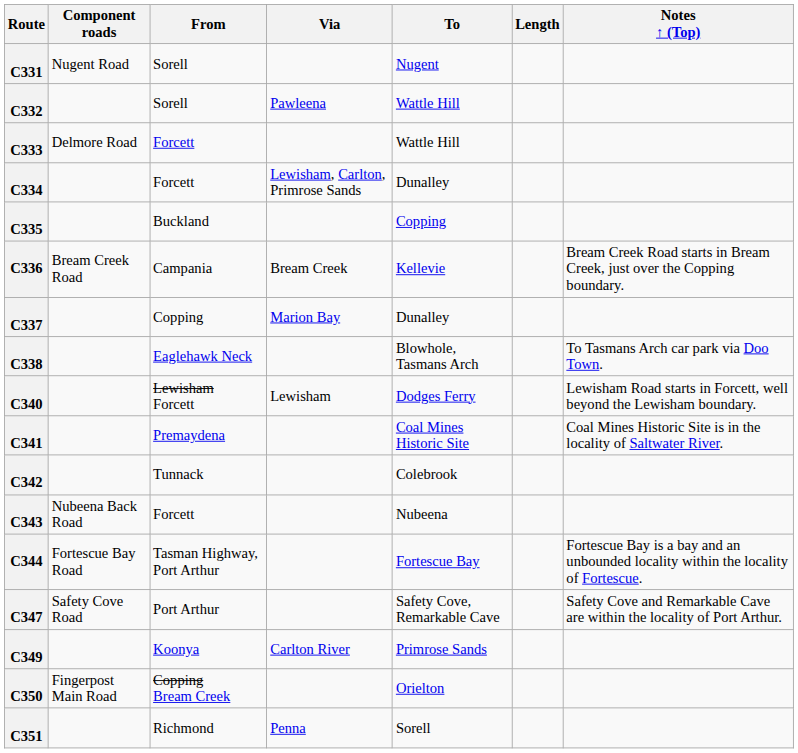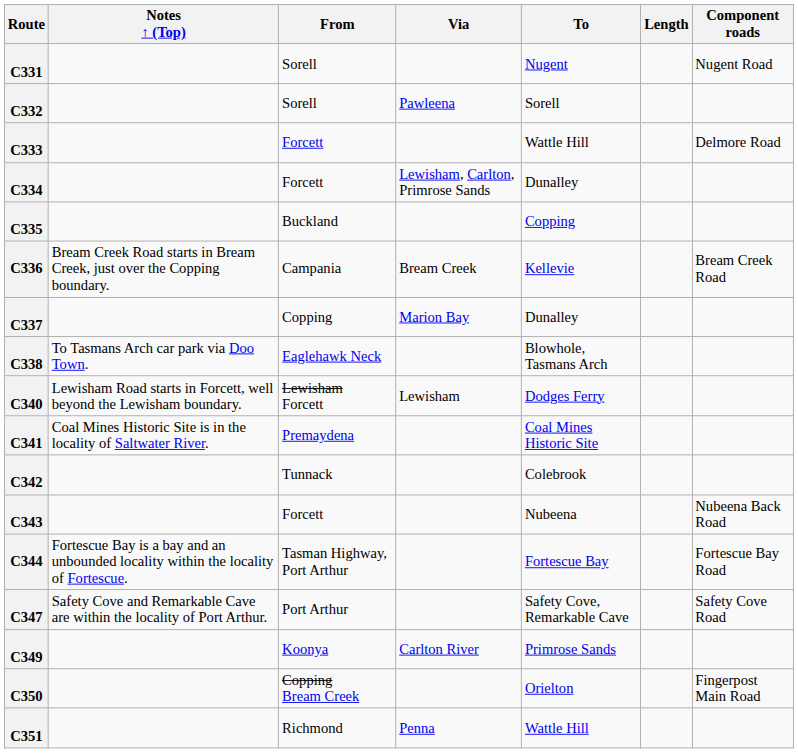columns swapped: (99, 24) <-> (678, 24)
(428, 103) Wattle Hill -> (542, 103) Sorell
(413, 728) Sorell -> (557, 728) Wattle Hill
